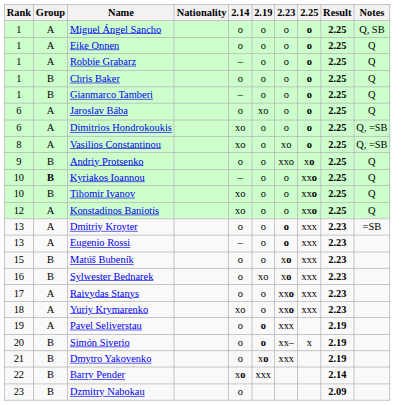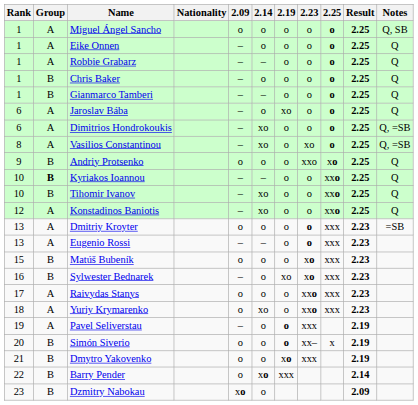+ column: (240, 12)
